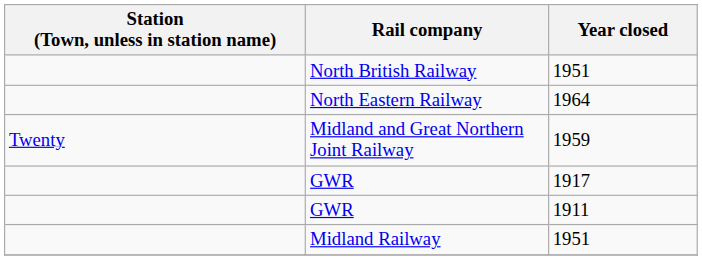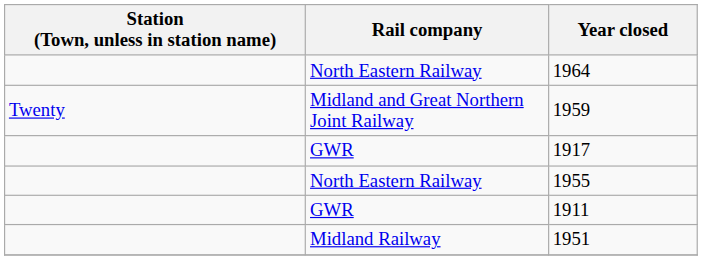- row: (393, 70)
+ row: (396, 180)
